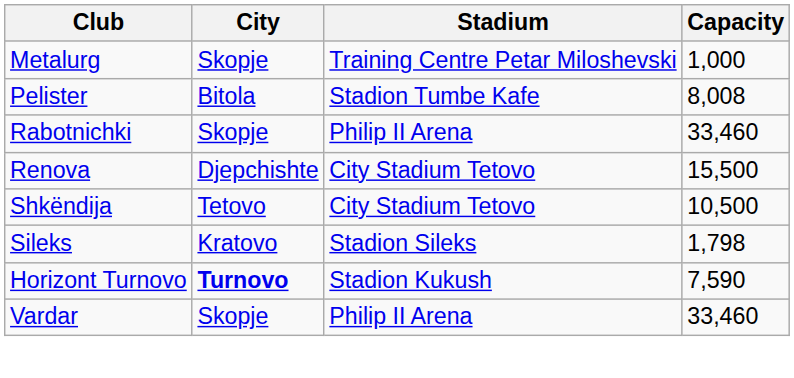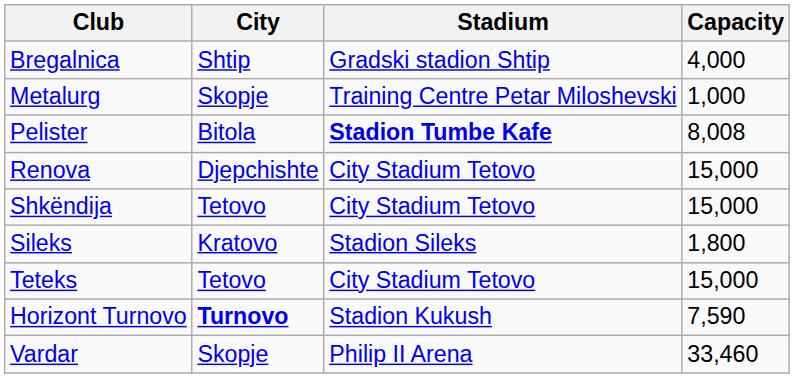+ row: (65, 59)
(434, 96) normal -> (441, 133) bold
- row: (71, 133)
(723, 170) 15,500 -> (723, 170) 15,000
(723, 206) 10,500 -> (723, 206) 15,000
(716, 243) 1,798 -> (716, 243) 1,800
+ row: (44, 280)
